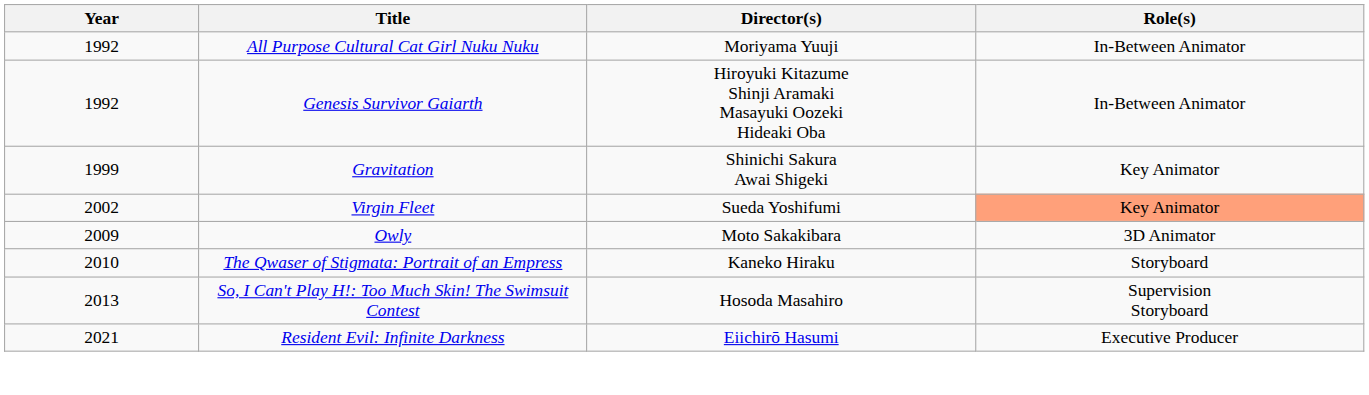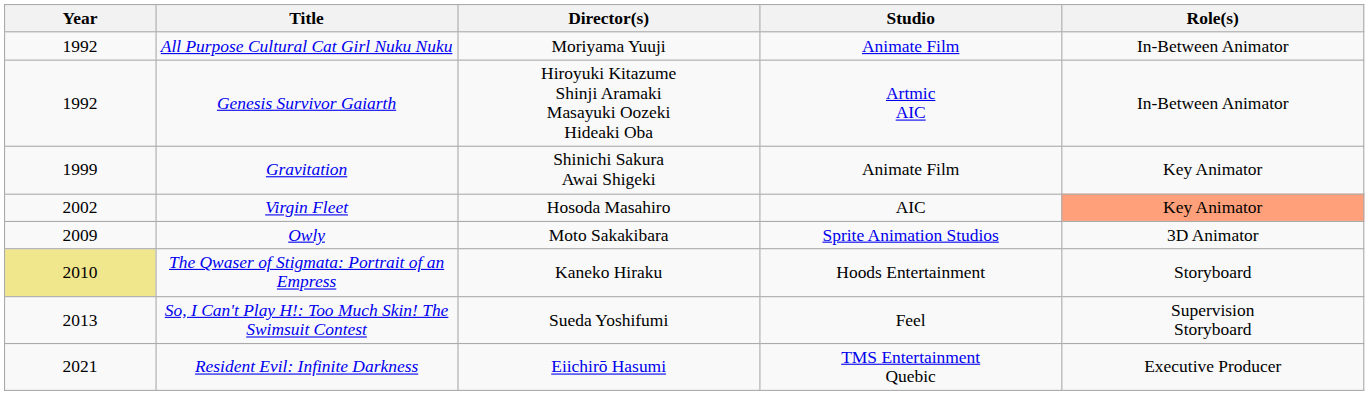+ column: (911, 18)
(781, 207) Sueda Yoshifumi -> (609, 207) Hosoda Masahiro
(102, 262) no background -> (80, 272) khaki background
(781, 300) Hosoda Masahiro -> (609, 319) Sueda Yoshifumi
